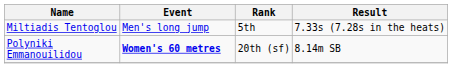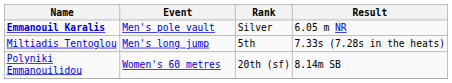+ row: (56, 28)
(171, 49) bold -> (171, 65) normal
